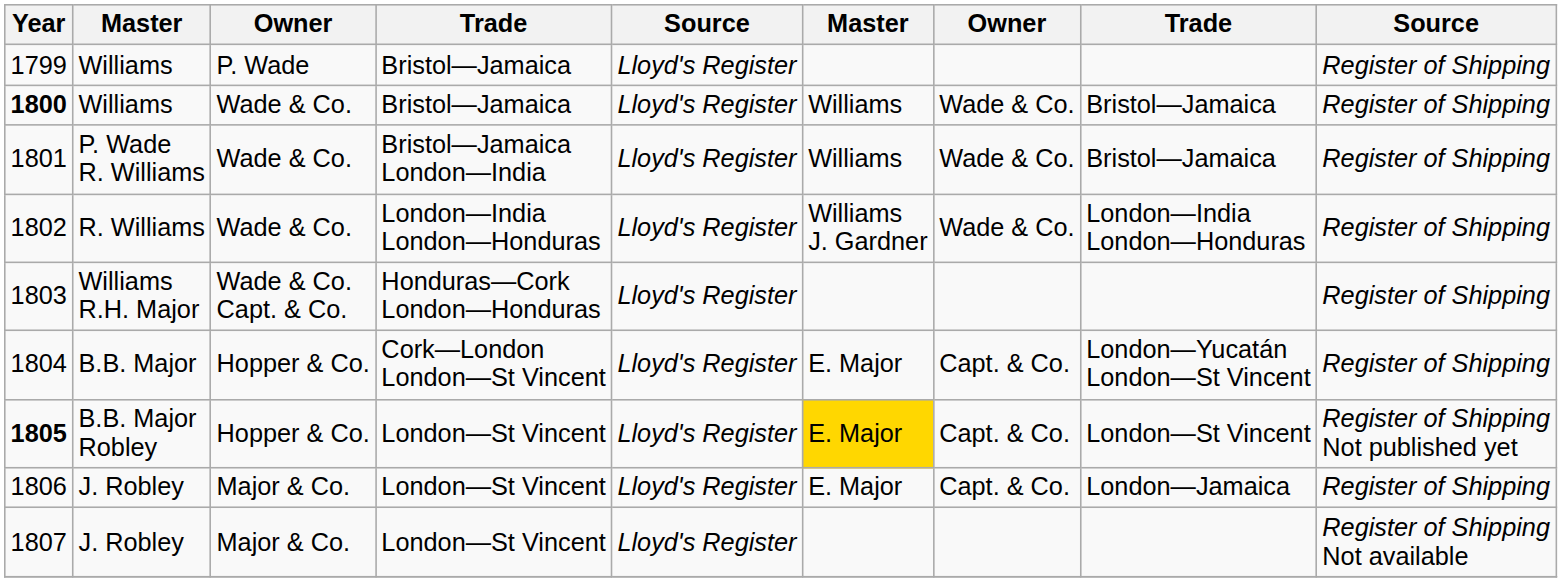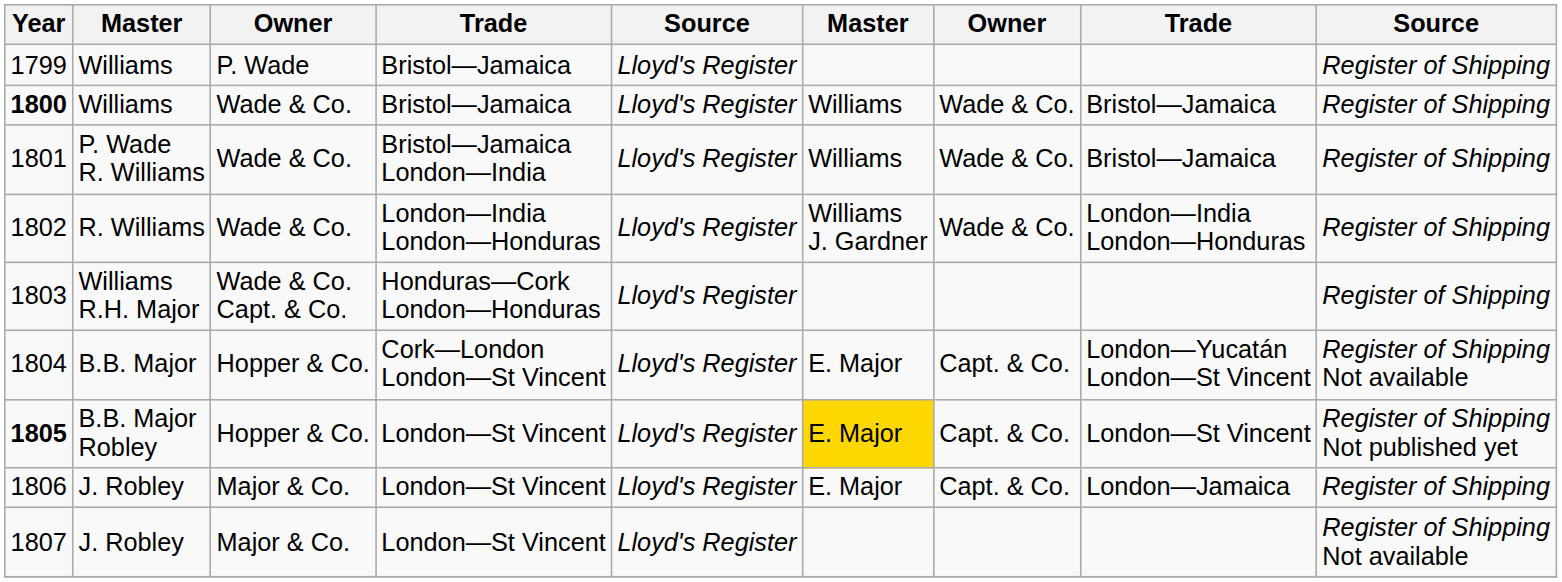(1436, 364) Register of Shipping -> (1436, 364) Register of Shipping Not available
